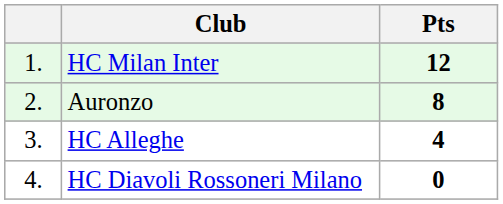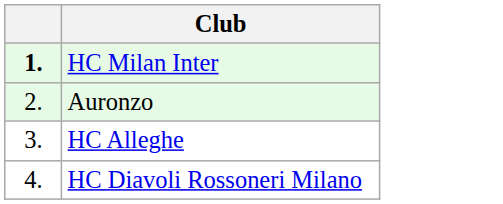- column: (438, 23)
(33, 62) normal -> (33, 62) bold
